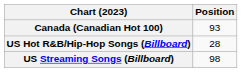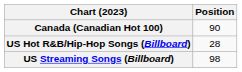(215, 28) 93 -> (215, 28) 90
